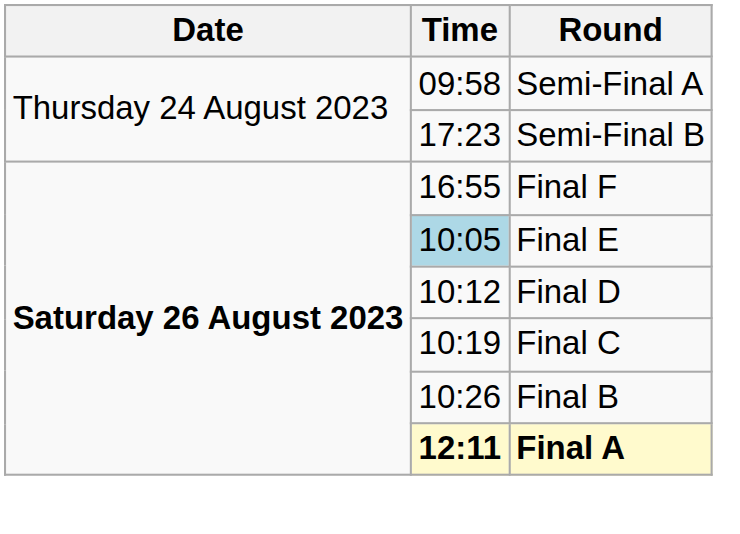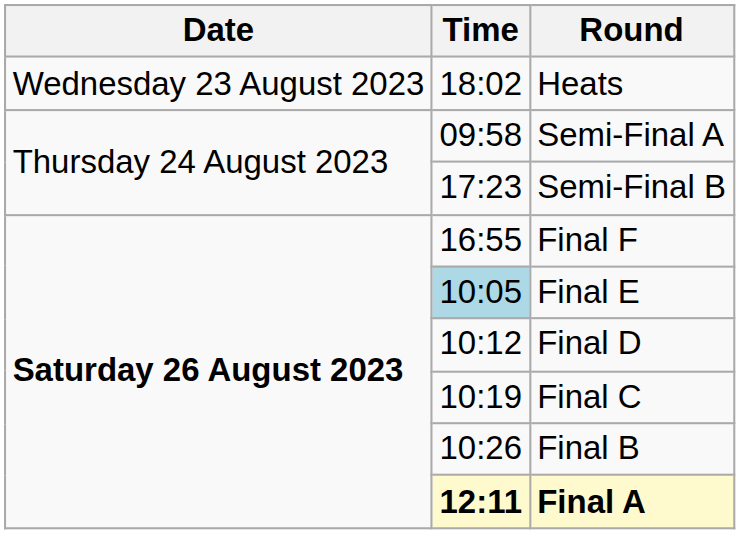+ row: (580, 82)
